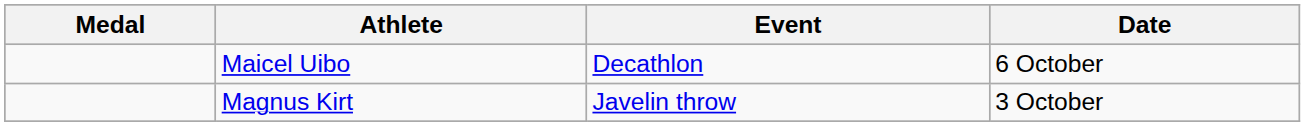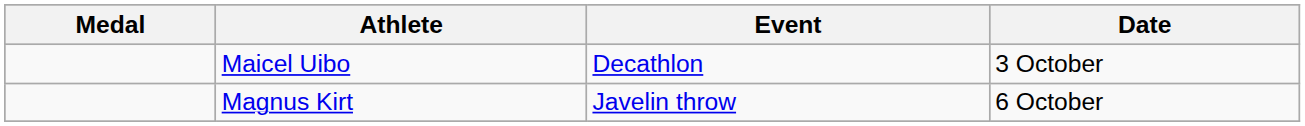(1049, 64) 6 October -> (1049, 64) 3 October
(1049, 103) 3 October -> (1049, 103) 6 October
